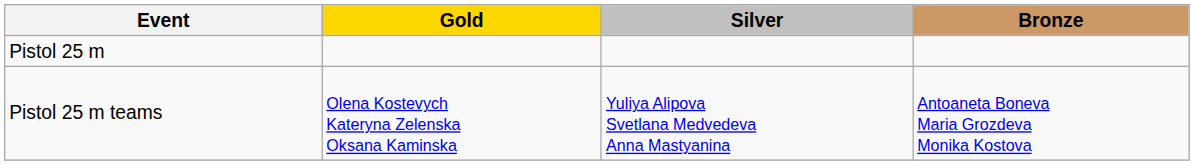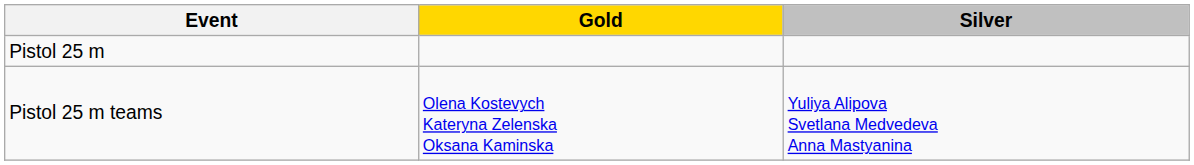- column: (1051, 20)
